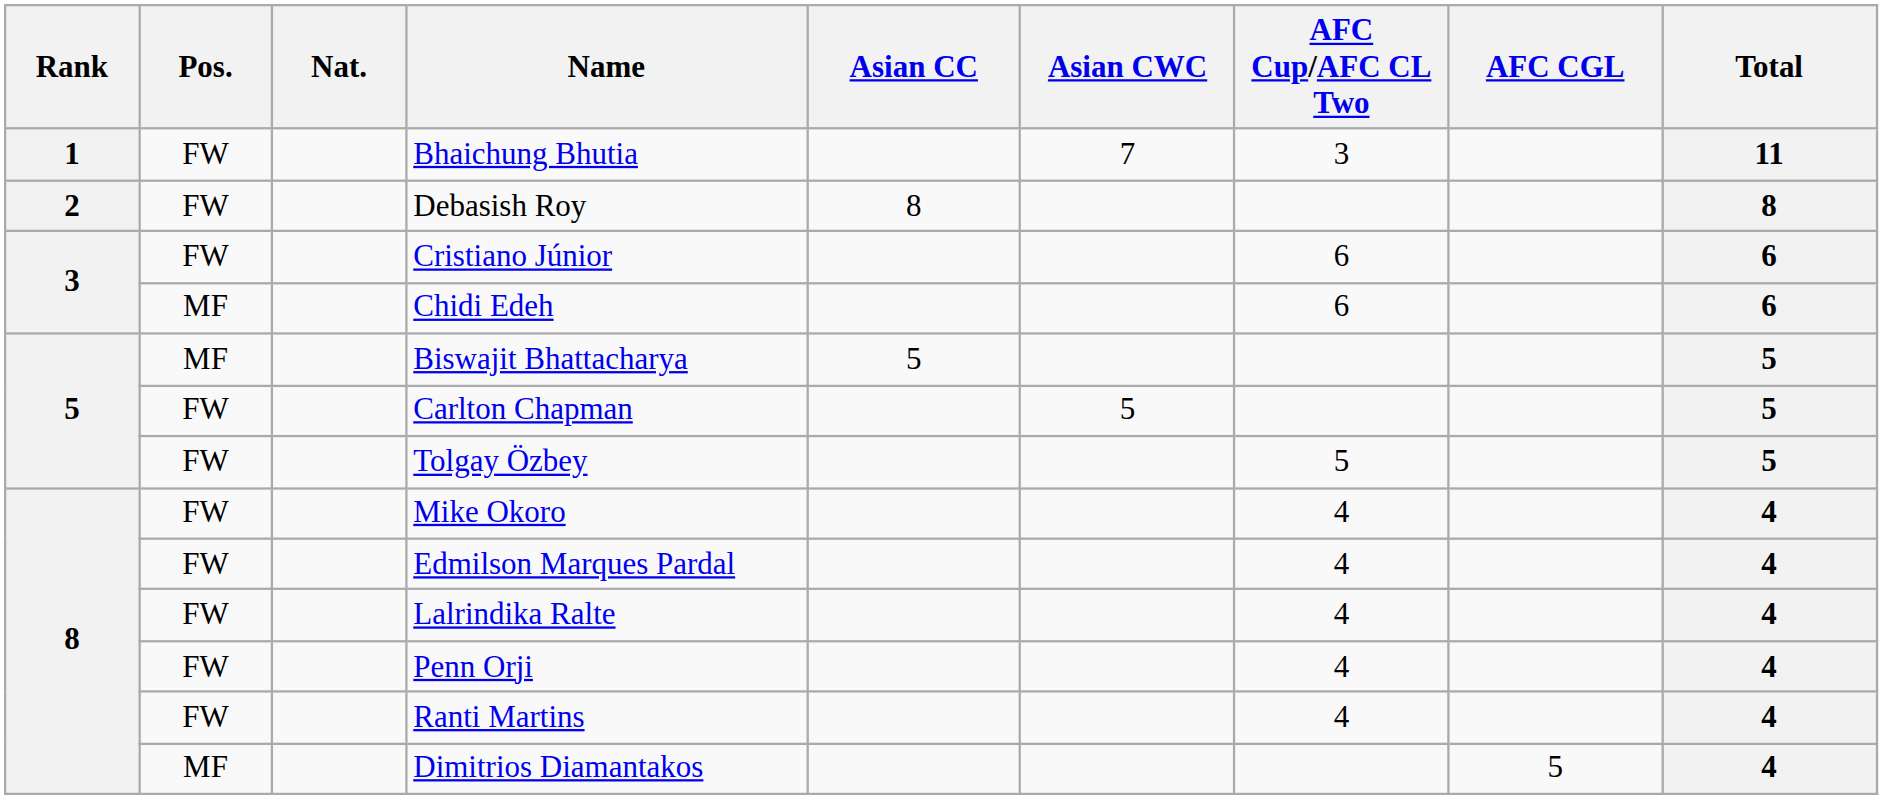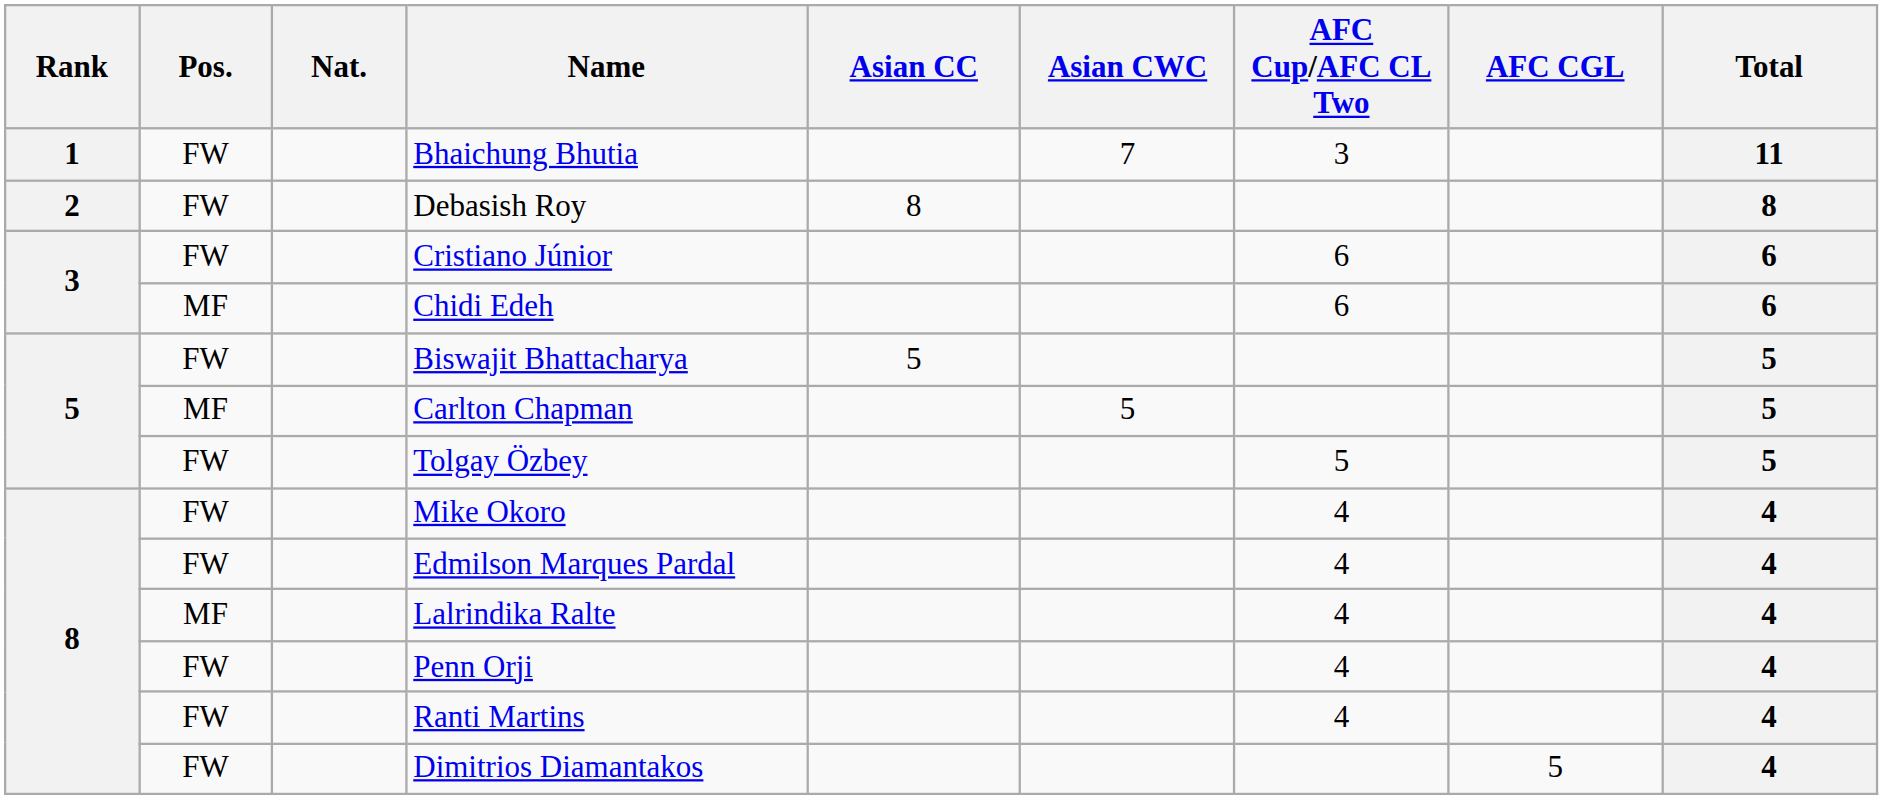(206, 358) MF -> (206, 358) FW
(206, 409) FW -> (206, 409) MF
(206, 614) FW -> (206, 614) MF
(206, 767) MF -> (206, 767) FW
